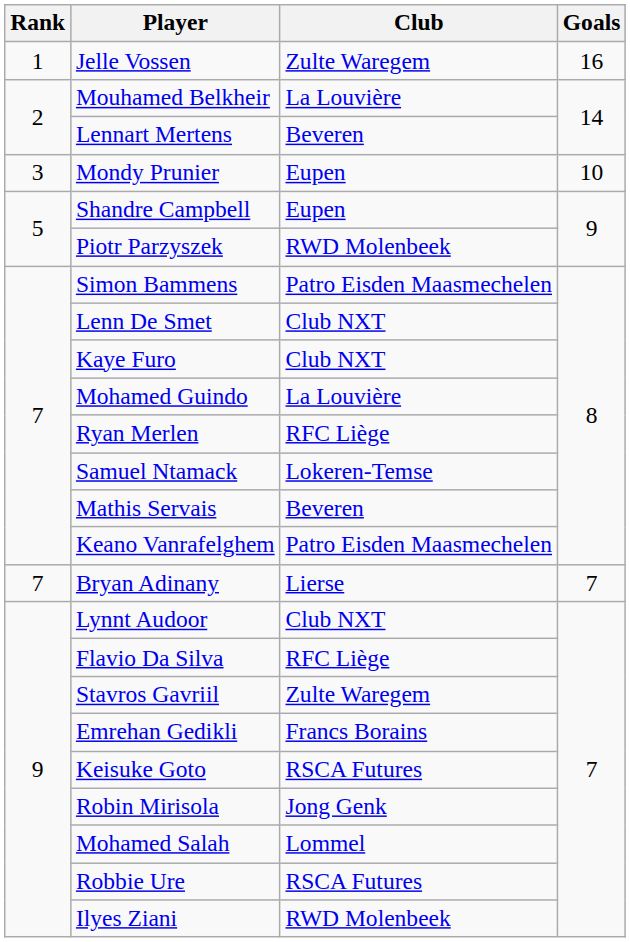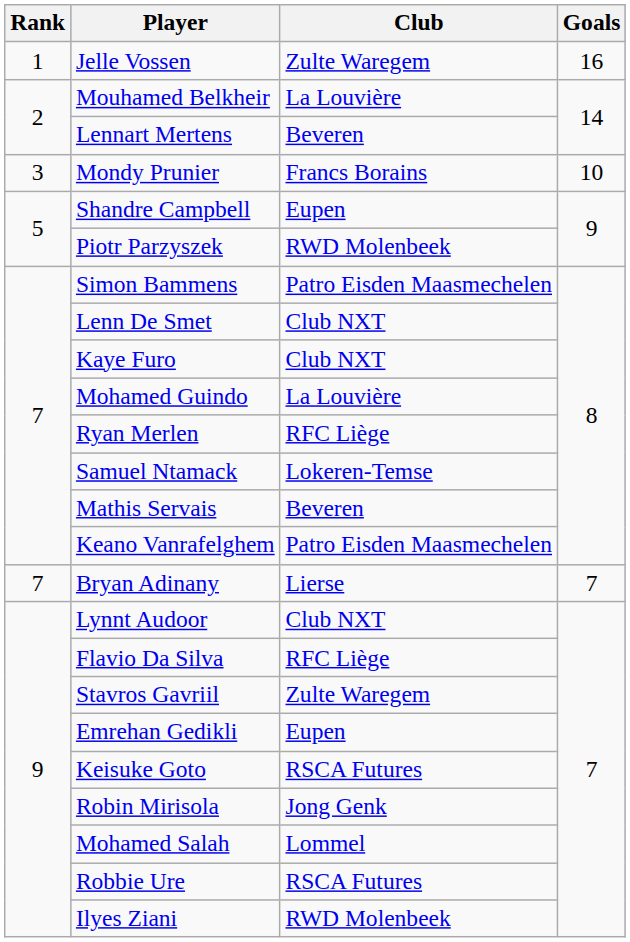(316, 172) Eupen -> (356, 172) Francs Borains
(356, 731) Francs Borains -> (316, 731) Eupen
